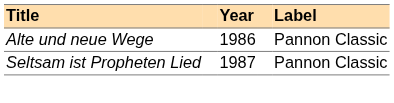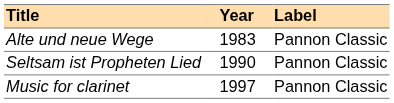(238, 39) 1986 -> (238, 39) 1983
(238, 63) 1987 -> (238, 63) 1990
+ row: (68, 86)
